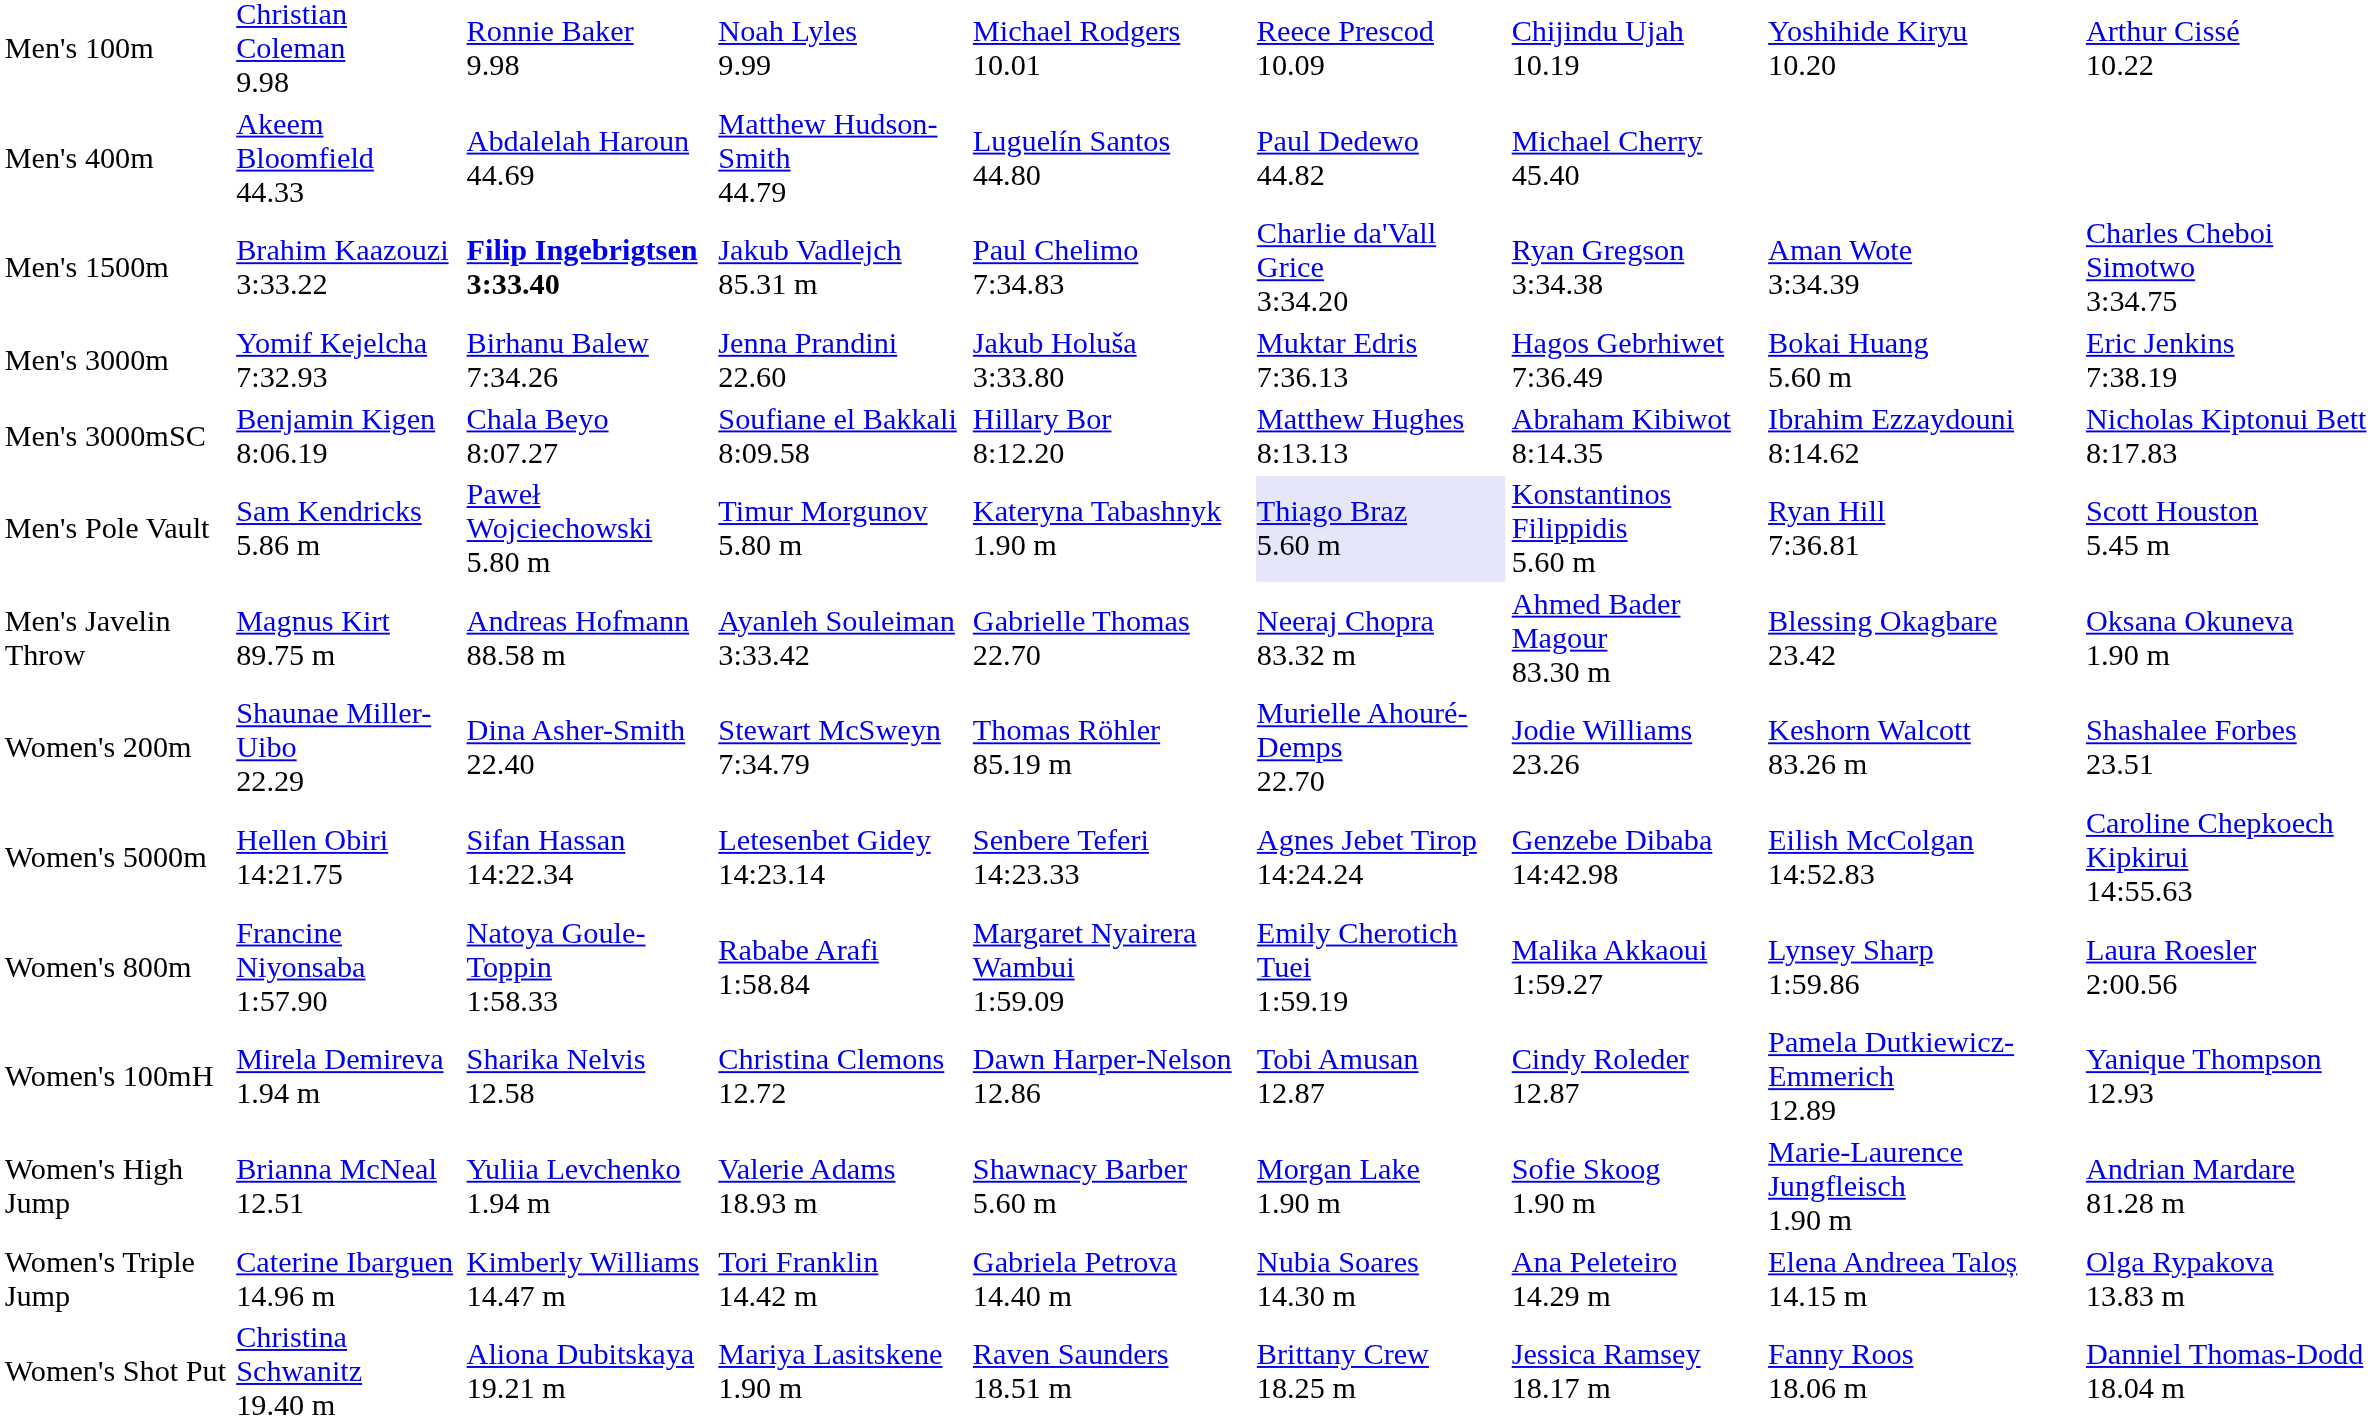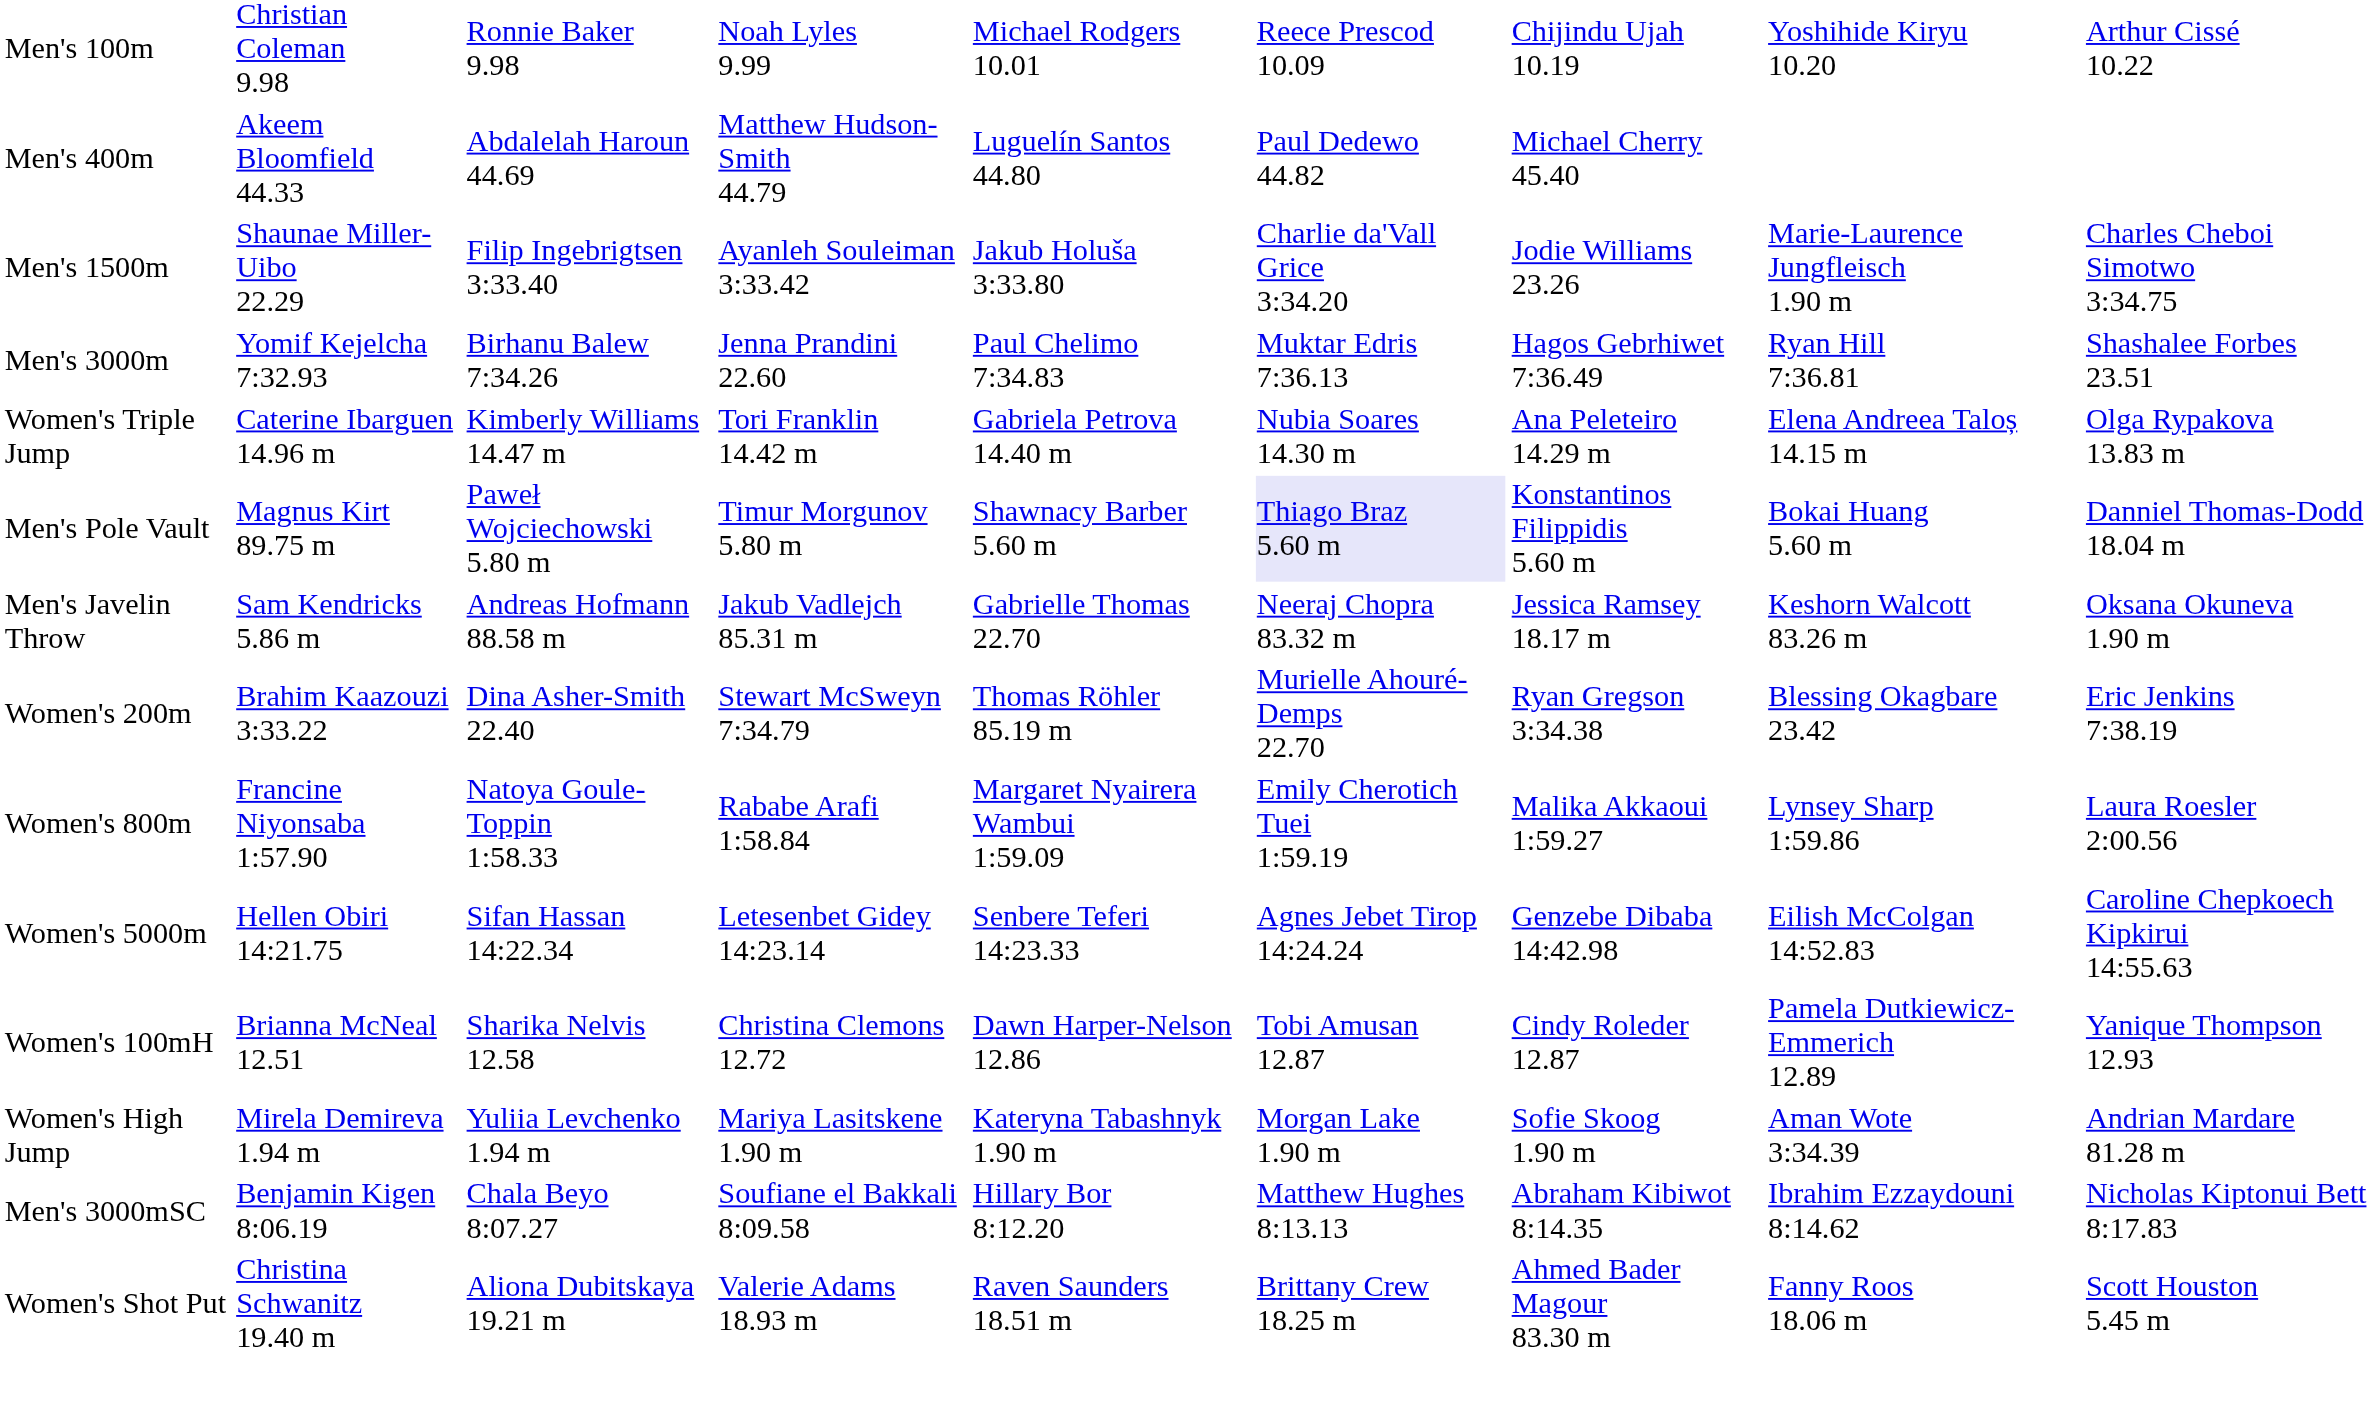(342, 267) Brahim Kaazouzi 3:33.22 -> (334, 267) Shaunae Miller-Uibo 22.29
(582, 267) bold -> (575, 267) normal
(810, 267) Jakub Vadlejch 85.31 m -> (837, 267) Ayanleh Souleiman 3:33.42
(1056, 267) Paul Chelimo 7:34.83 -> (1055, 267) Jakub Holuša 3:33.80
(1598, 267) Ryan Gregson 3:34.38 -> (1602, 267) Jodie Williams 23.26
(1840, 267) Aman Wote 3:34.39 -> (1865, 267) Marie-Laurence Jungfleisch 1.90 m
(1055, 360) Jakub Holuša 3:33.80 -> (1056, 360) Paul Chelimo 7:34.83
(1848, 360) Bokai Huang 5.60 m -> (1827, 360) Ryan Hill 7:36.81
(2160, 360) Eric Jenkins 7:38.19 -> (2191, 360) Shashalee Forbes 23.51
rows swapped: (105, 435) <-> (100, 1278)
(329, 528) Sam Kendricks 5.86 m -> (313, 528) Magnus Kirt 89.75 m
(1097, 528) Kateryna Tabashnyk 1.90 m -> (1080, 528) Shawnacy Barber 5.60 m
(1827, 528) Ryan Hill 7:36.81 -> (1848, 528) Bokai Huang 5.60 m
(2172, 528) Scott Houston 5.45 m -> (2225, 528) Danniel Thomas-Dodd 18.04 m
(313, 637) Magnus Kirt 89.75 m -> (329, 620) Sam Kendricks 5.86 m
(837, 637) Ayanleh Souleiman 3:33.42 -> (810, 620) Jakub Vadlejch 85.31 m
(1596, 637) Ahmed Bader Magour 83.30 m -> (1606, 620) Jessica Ramsey 18.17 m
(1883, 637) Blessing Okagbare 23.42 -> (1869, 620) Keshorn Walcott 83.26 m
(334, 747) Shaunae Miller-Uibo 22.29 -> (342, 713) Brahim Kaazouzi 3:33.22
(1602, 747) Jodie Williams 23.26 -> (1598, 713) Ryan Gregson 3:34.38
(1869, 747) Keshorn Walcott 83.26 m -> (1883, 713) Blessing Okagbare 23.42
(2191, 747) Shashalee Forbes 23.51 -> (2160, 713) Eric Jenkins 7:38.19
rows swapped: (98, 966) <-> (106, 857)
(340, 1076) Mirela Demireva 1.94 m -> (337, 1042) Brianna McNeal 12.51
(337, 1186) Brianna McNeal 12.51 -> (340, 1135) Mirela Demireva 1.94 m
(807, 1186) Valerie Adams 18.93 m -> (830, 1135) Mariya Lasitskene 1.90 m
(1080, 1186) Shawnacy Barber 5.60 m -> (1097, 1135) Kateryna Tabashnyk 1.90 m
(1865, 1186) Marie-Laurence Jungfleisch 1.90 m -> (1840, 1135) Aman Wote 3:34.39
(830, 1371) Mariya Lasitskene 1.90 m -> (807, 1303) Valerie Adams 18.93 m
(1606, 1371) Jessica Ramsey 18.17 m -> (1596, 1303) Ahmed Bader Magour 83.30 m
(2225, 1371) Danniel Thomas-Dodd 18.04 m -> (2172, 1303) Scott Houston 5.45 m
